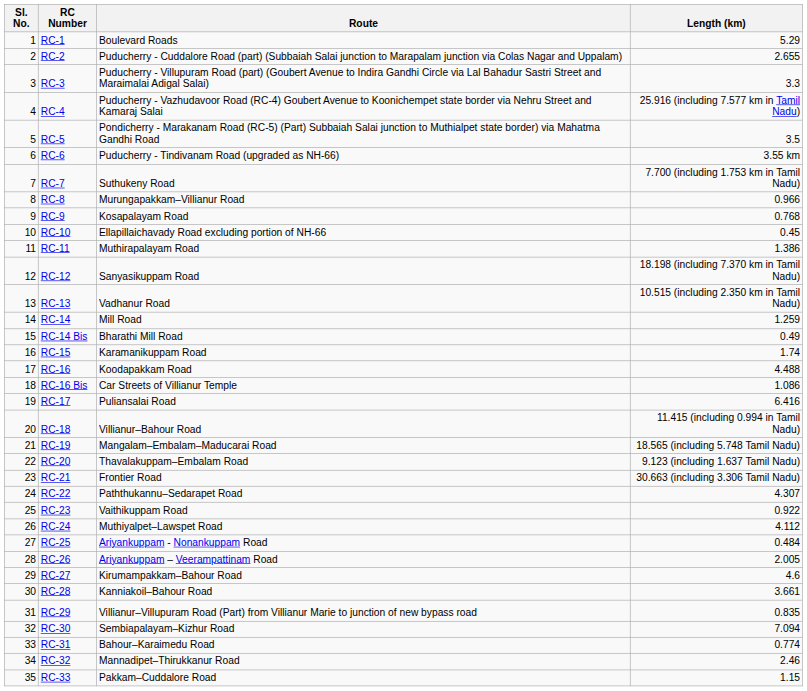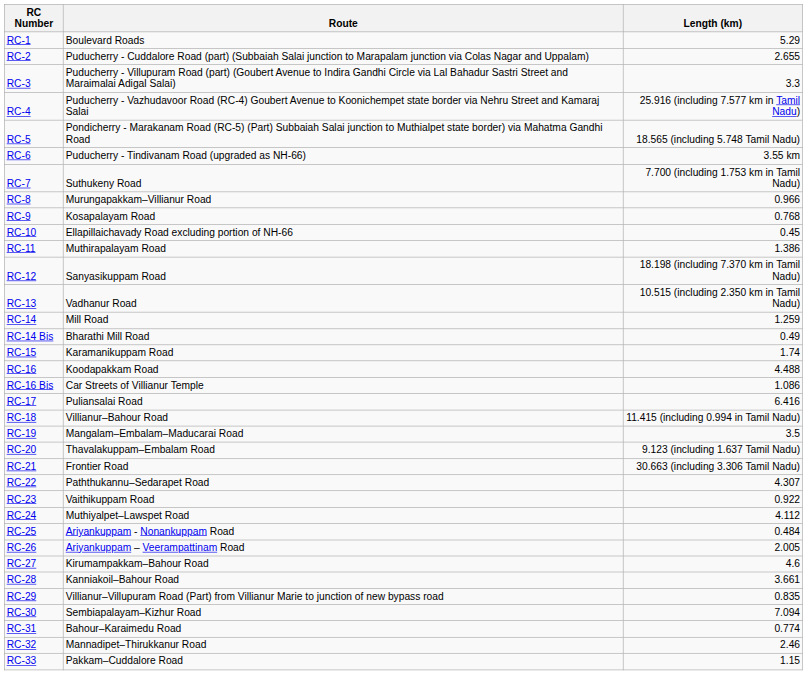- column: (21, 18)
(793, 139) 3.5 -> (718, 139) 18.565 (including 5.748 Tamil Nadu)
(718, 445) 18.565 (including 5.748 Tamil Nadu) -> (793, 434) 3.5
